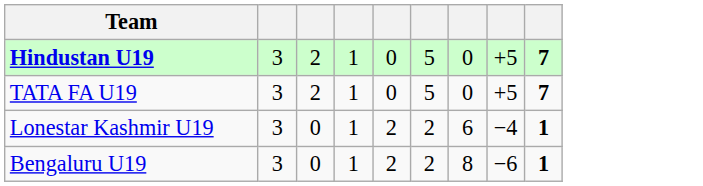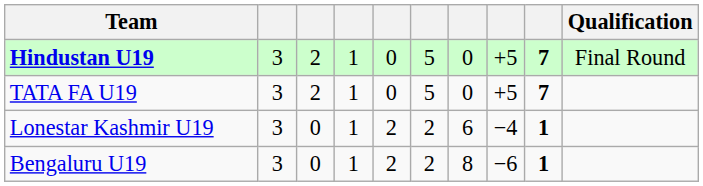+ column: (630, 22)
